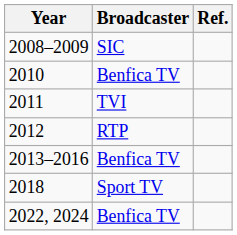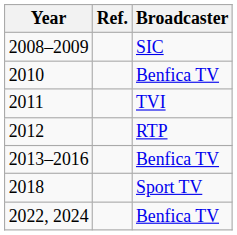columns swapped: (143, 18) <-> (213, 18)
